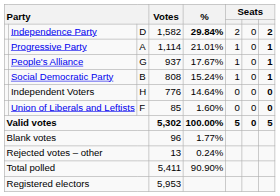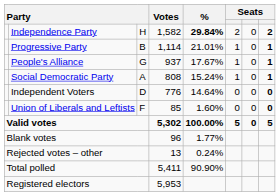(143, 31) D -> (143, 31) H
(142, 46) A -> (142, 46) B
(142, 77) B -> (142, 77) A
(143, 92) H -> (143, 92) D
